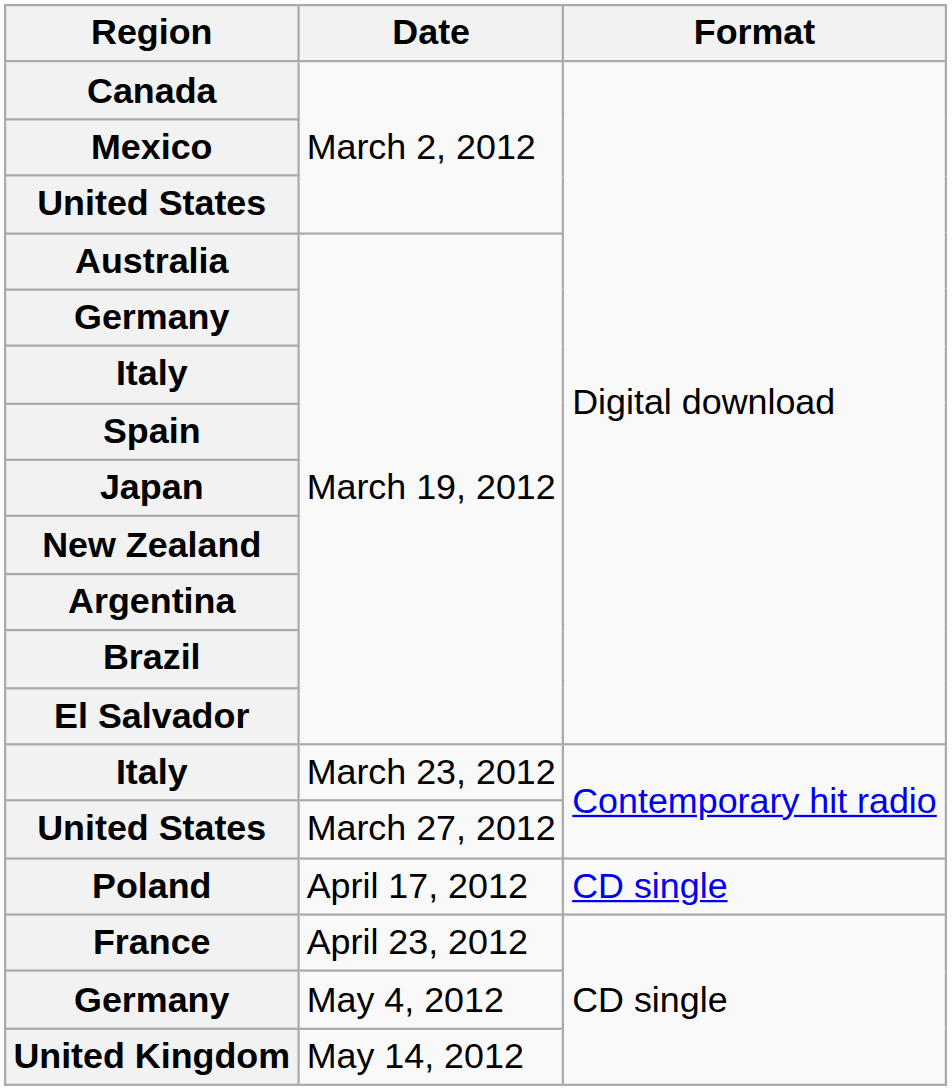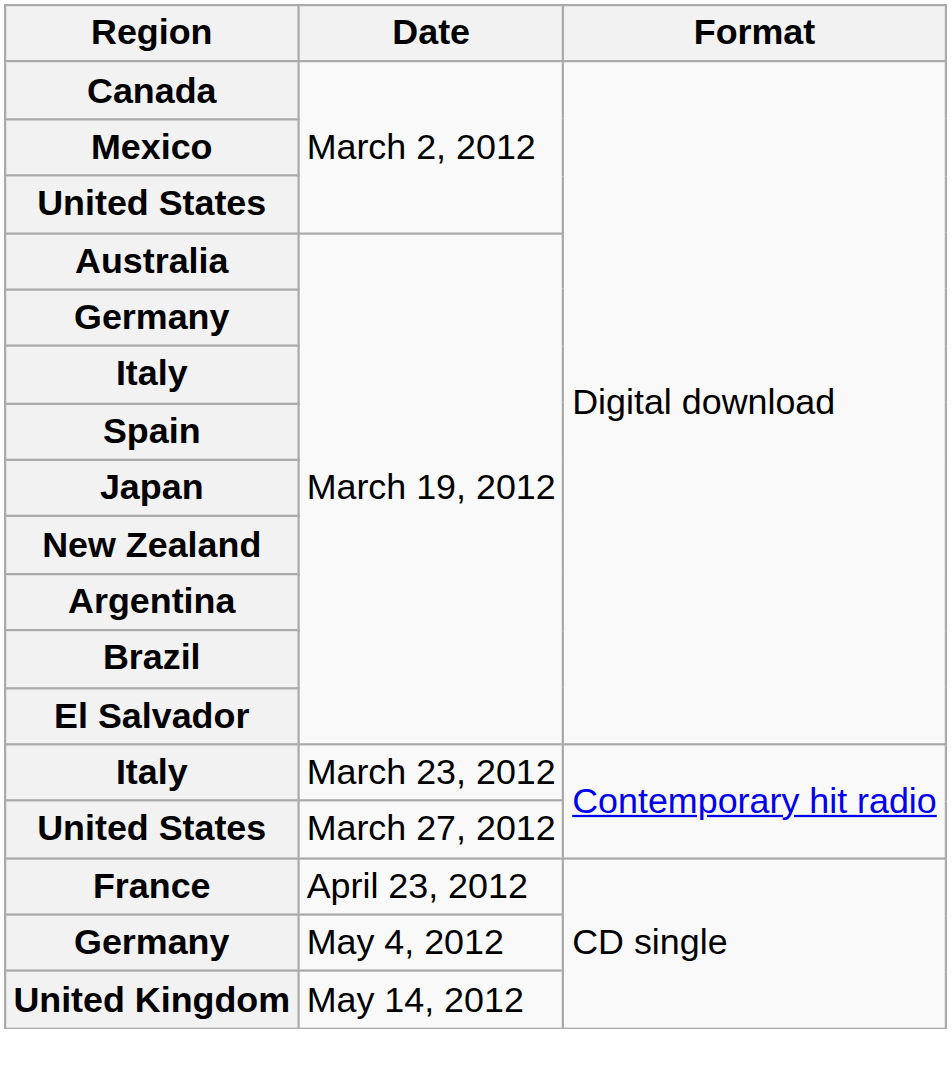- row: (152, 885)
